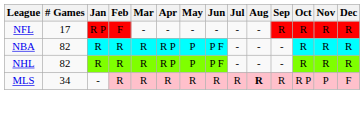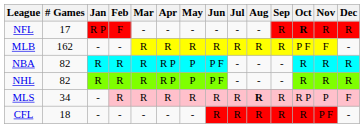(303, 30) normal -> (303, 30) bold
+ row: (23, 47)
+ row: (23, 115)
